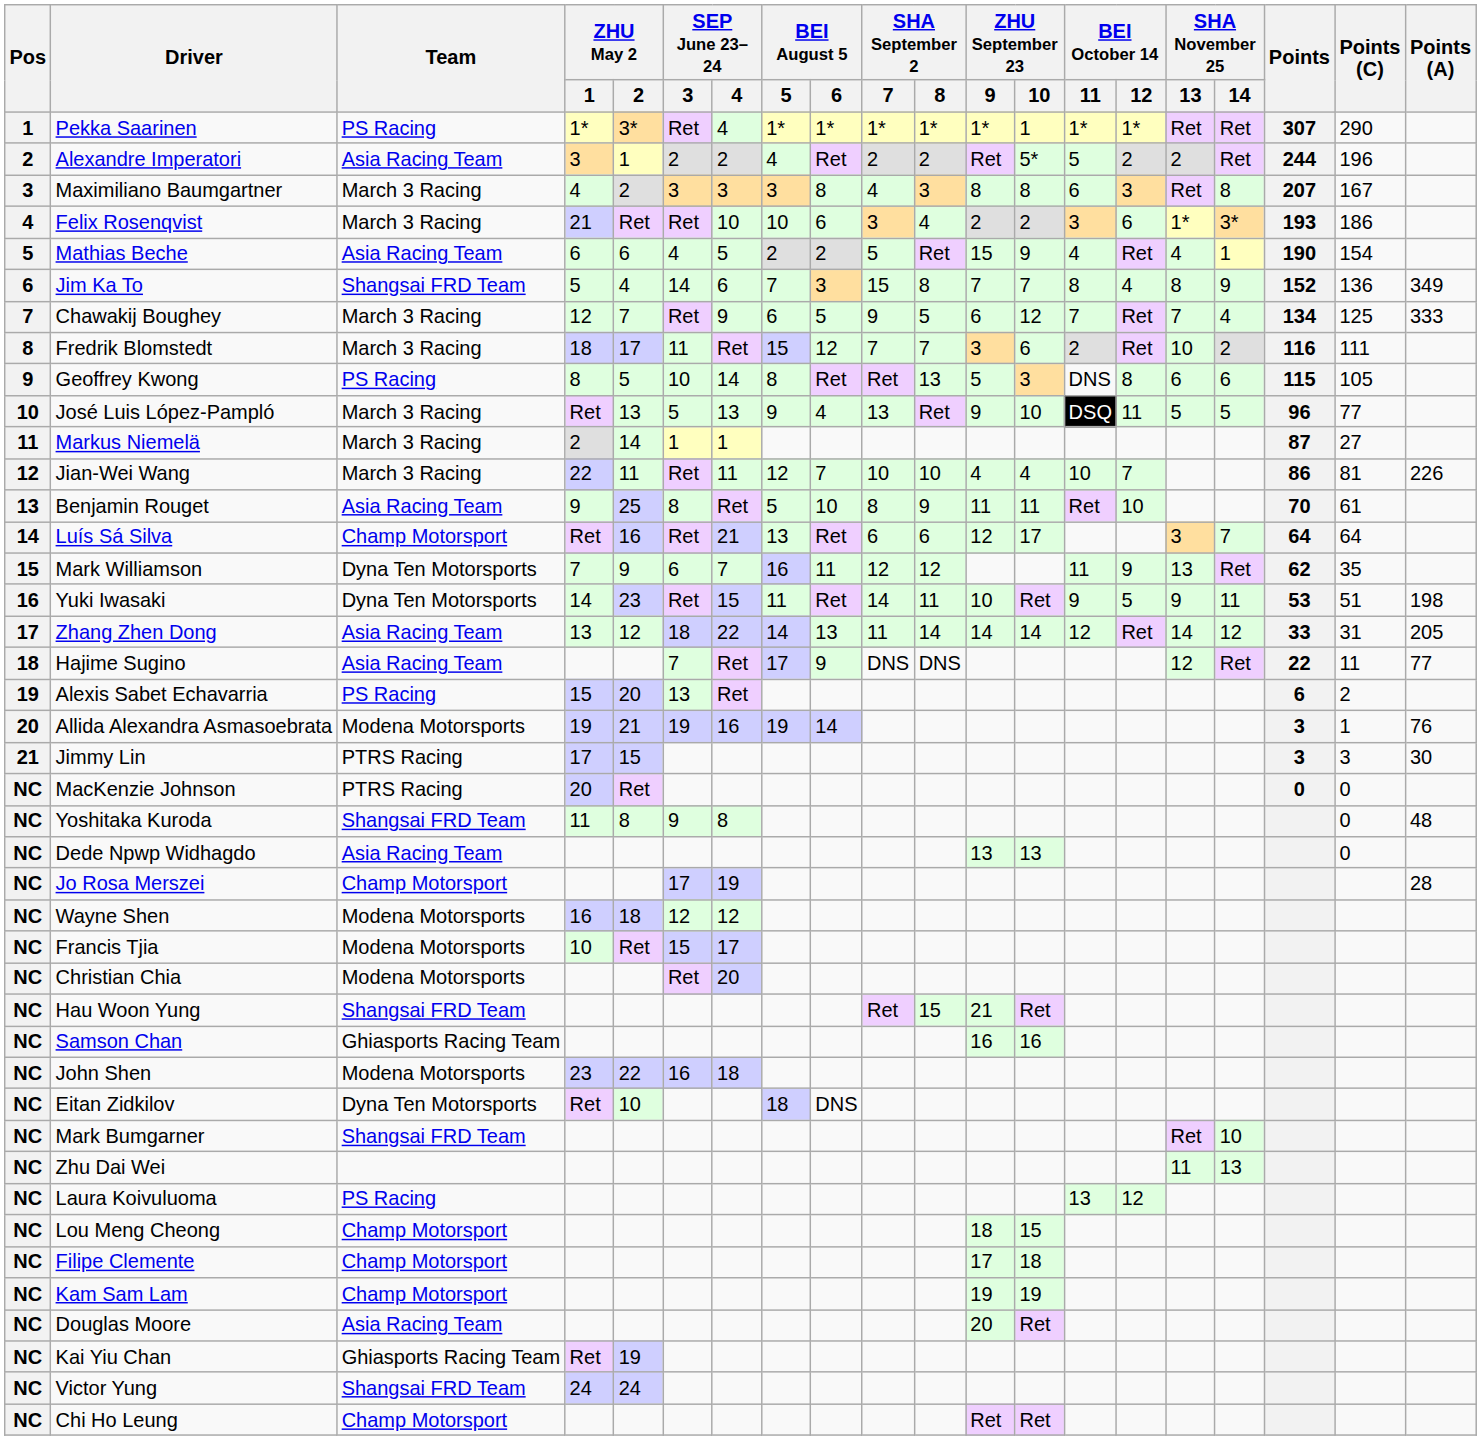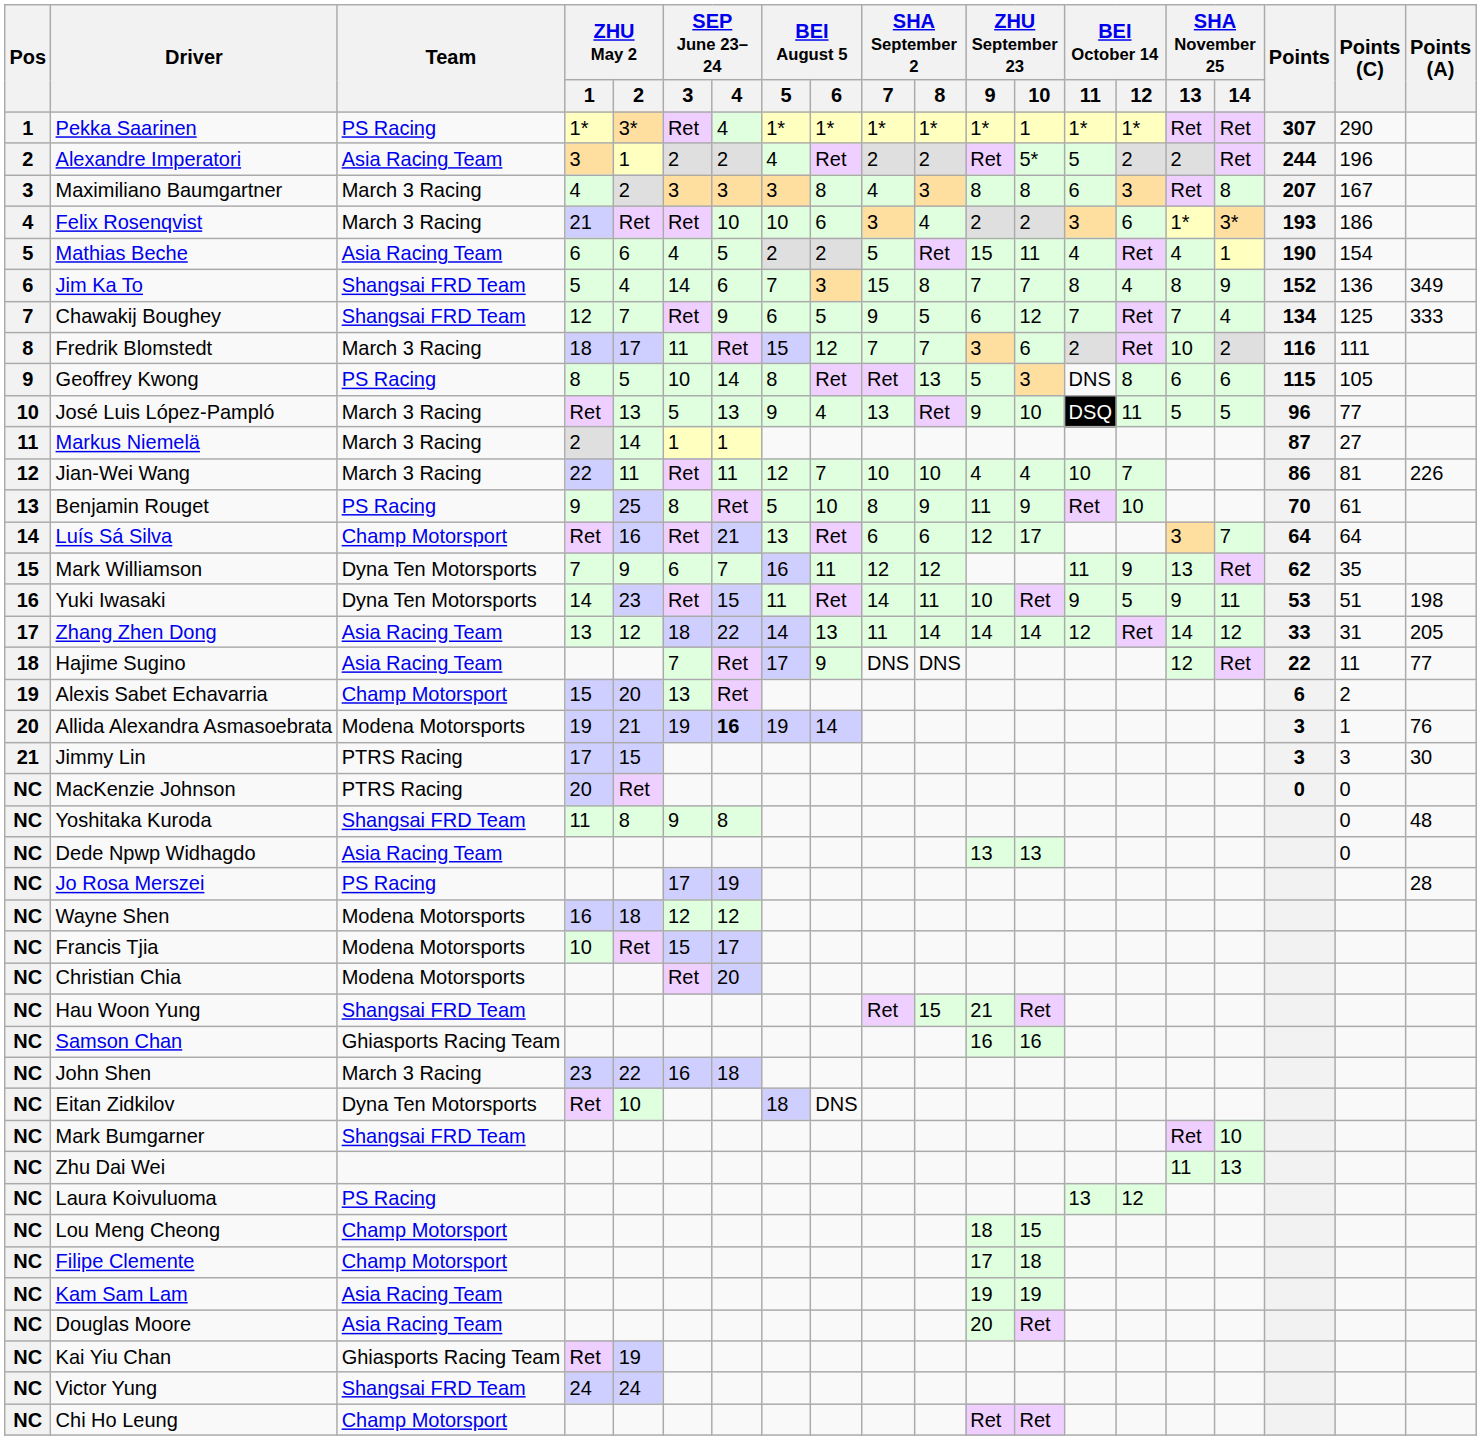(1025, 253) 9 -> (1030, 253) 11
(412, 316) March 3 Racing -> (434, 316) Shangsai FRD Team
(422, 505) Asia Racing Team -> (389, 505) PS Racing
(1030, 505) 11 -> (1025, 505) 9
(389, 694) PS Racing -> (424, 694) Champ Motorsport
(728, 726) normal -> (728, 726) bold
(424, 884) Champ Motorsport -> (389, 884) PS Racing
(433, 1073) Modena Motorsports -> (412, 1073) March 3 Racing
(424, 1293) Champ Motorsport -> (422, 1293) Asia Racing Team
